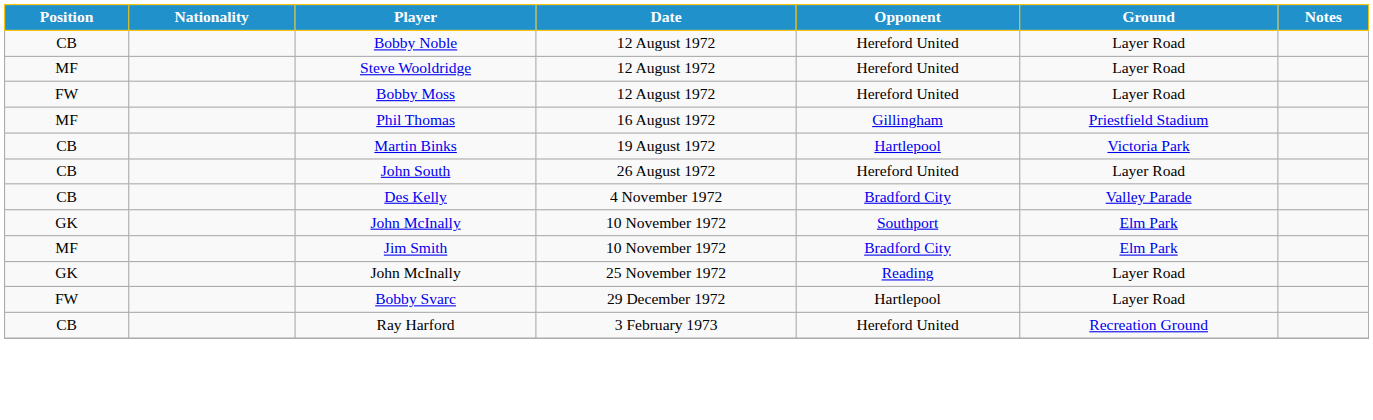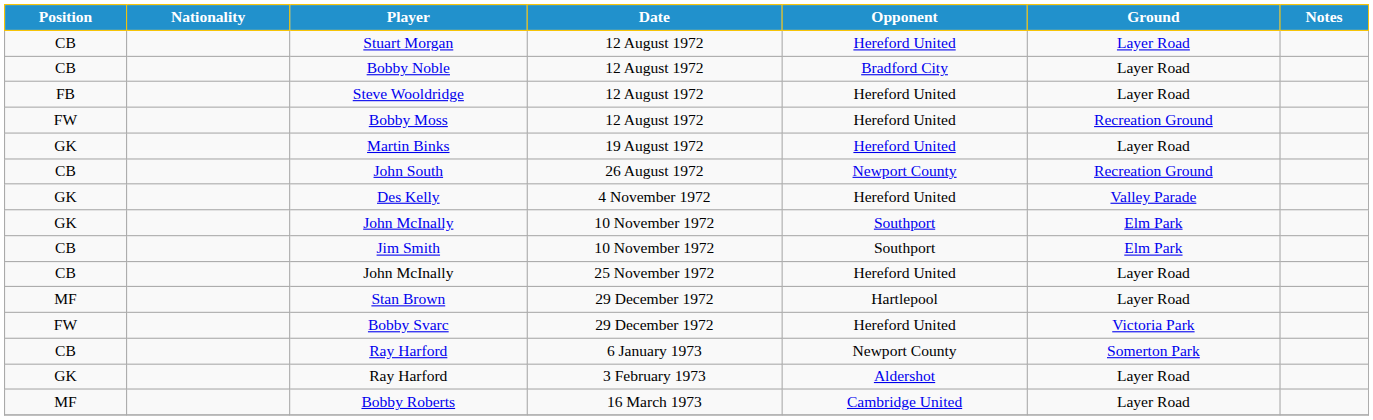+ row: (408, 43)
(908, 43) Hereford United -> (905, 69) Bradford City
(67, 69) MF -> (65, 94) FB
(1149, 94) Layer Road -> (1153, 120) Recreation Ground
- row: (416, 120)
(67, 145) CB -> (65, 145) GK
(908, 145) Hartlepool -> (905, 145) Hereford United
(1149, 145) Victoria Park -> (1153, 145) Layer Road
(908, 171) Hereford United -> (905, 171) Newport County
(1149, 171) Layer Road -> (1153, 171) Recreation Ground
(67, 197) CB -> (65, 197) GK
(908, 197) Bradford City -> (905, 197) Hereford United
(67, 248) MF -> (65, 248) CB
(908, 248) Bradford City -> (905, 248) Southport
(67, 274) GK -> (65, 274) CB
(908, 274) Reading -> (905, 274) Hereford United
+ row: (408, 299)
(908, 299) Hartlepool -> (905, 325) Hereford United
(1149, 299) Layer Road -> (1153, 325) Victoria Park
+ row: (408, 351)
(67, 325) CB -> (65, 376) GK
(908, 325) Hereford United -> (905, 376) Aldershot
(1149, 325) Recreation Ground -> (1153, 376) Layer Road
+ row: (408, 402)
